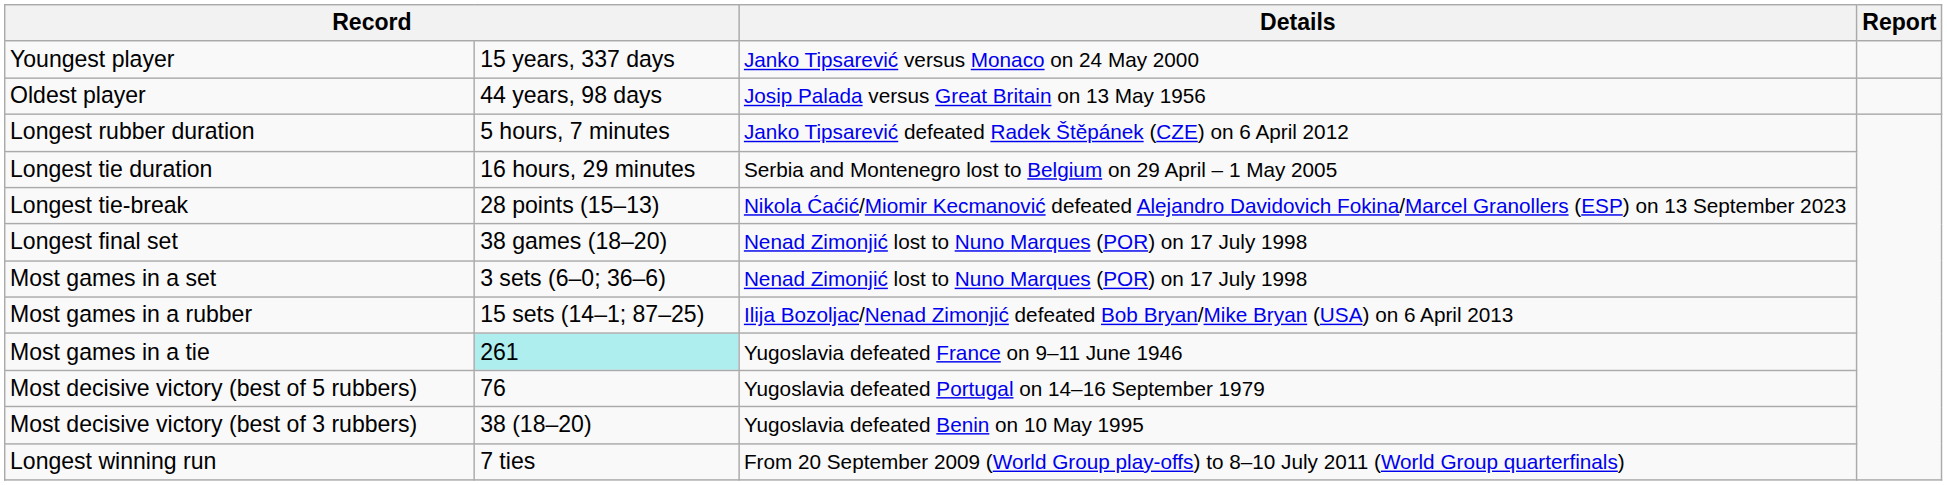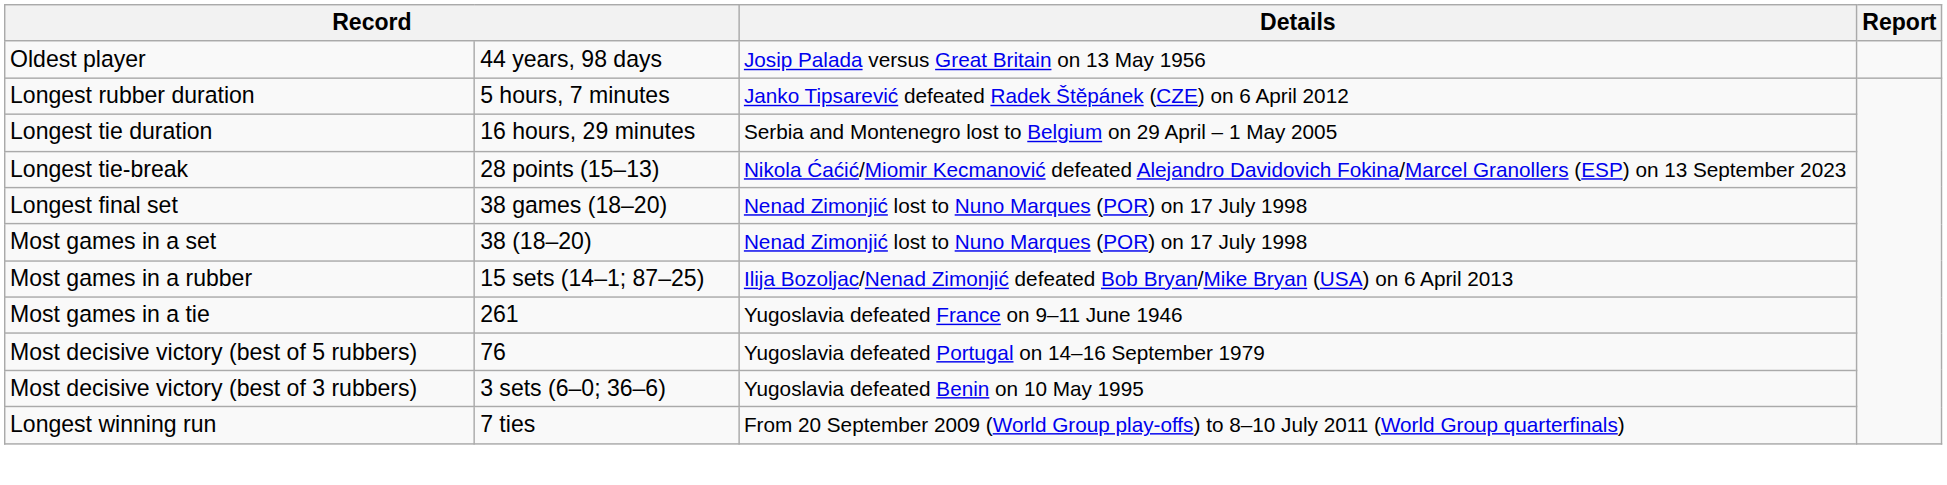- row: (92, 59)
(573, 278) 3 sets (6–0; 36–6) -> (536, 242) 38 (18–20)
(499, 351) paleturquoise background -> (499, 315) no background
(536, 424) 38 (18–20) -> (573, 388) 3 sets (6–0; 36–6)
